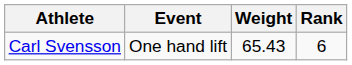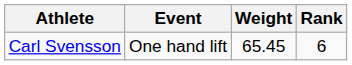(264, 46) 65.43 -> (264, 46) 65.45
